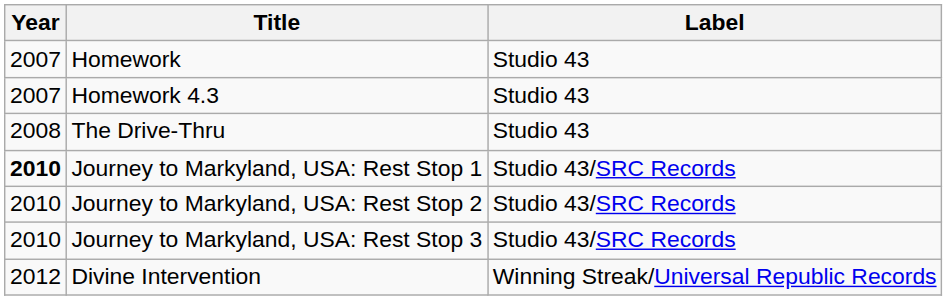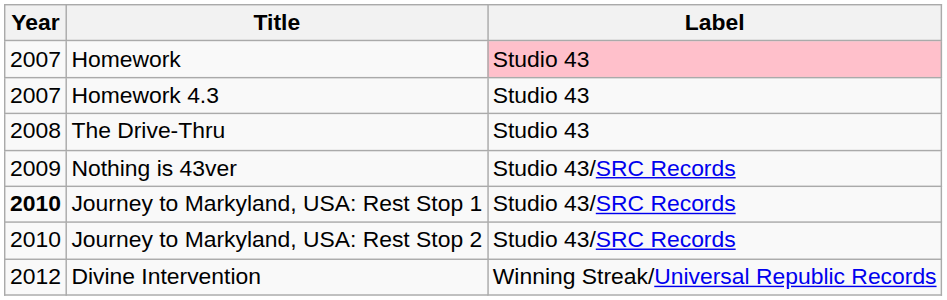(541, 58) no background -> (541, 58) pink background
+ row: (154, 167)
- row: (277, 240)
